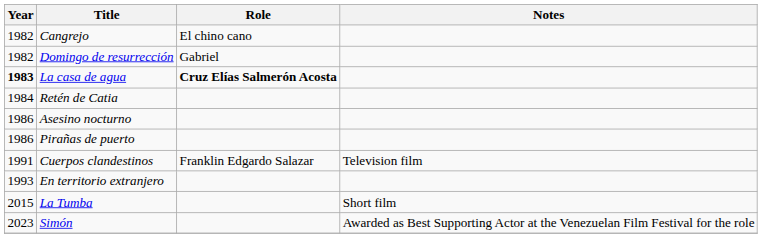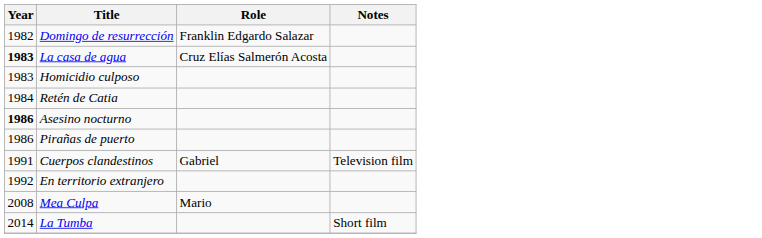- row: (64, 35)
(199, 56) Gabriel -> (247, 35) Franklin Edgardo Salazar
(258, 77) bold -> (253, 56) normal
+ row: (89, 77)
(21, 118) normal -> (21, 118) bold
(247, 160) Franklin Edgardo Salazar -> (199, 160) Gabriel
(21, 181) 1993 -> (21, 181) 1992
+ row: (69, 202)
(21, 202) 2015 -> (21, 222) 2014
- row: (56, 222)
